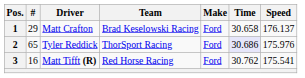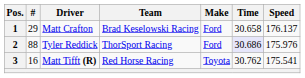(33, 44) 65 -> (33, 44) 88
(212, 60) Ford -> (217, 60) Toyota
